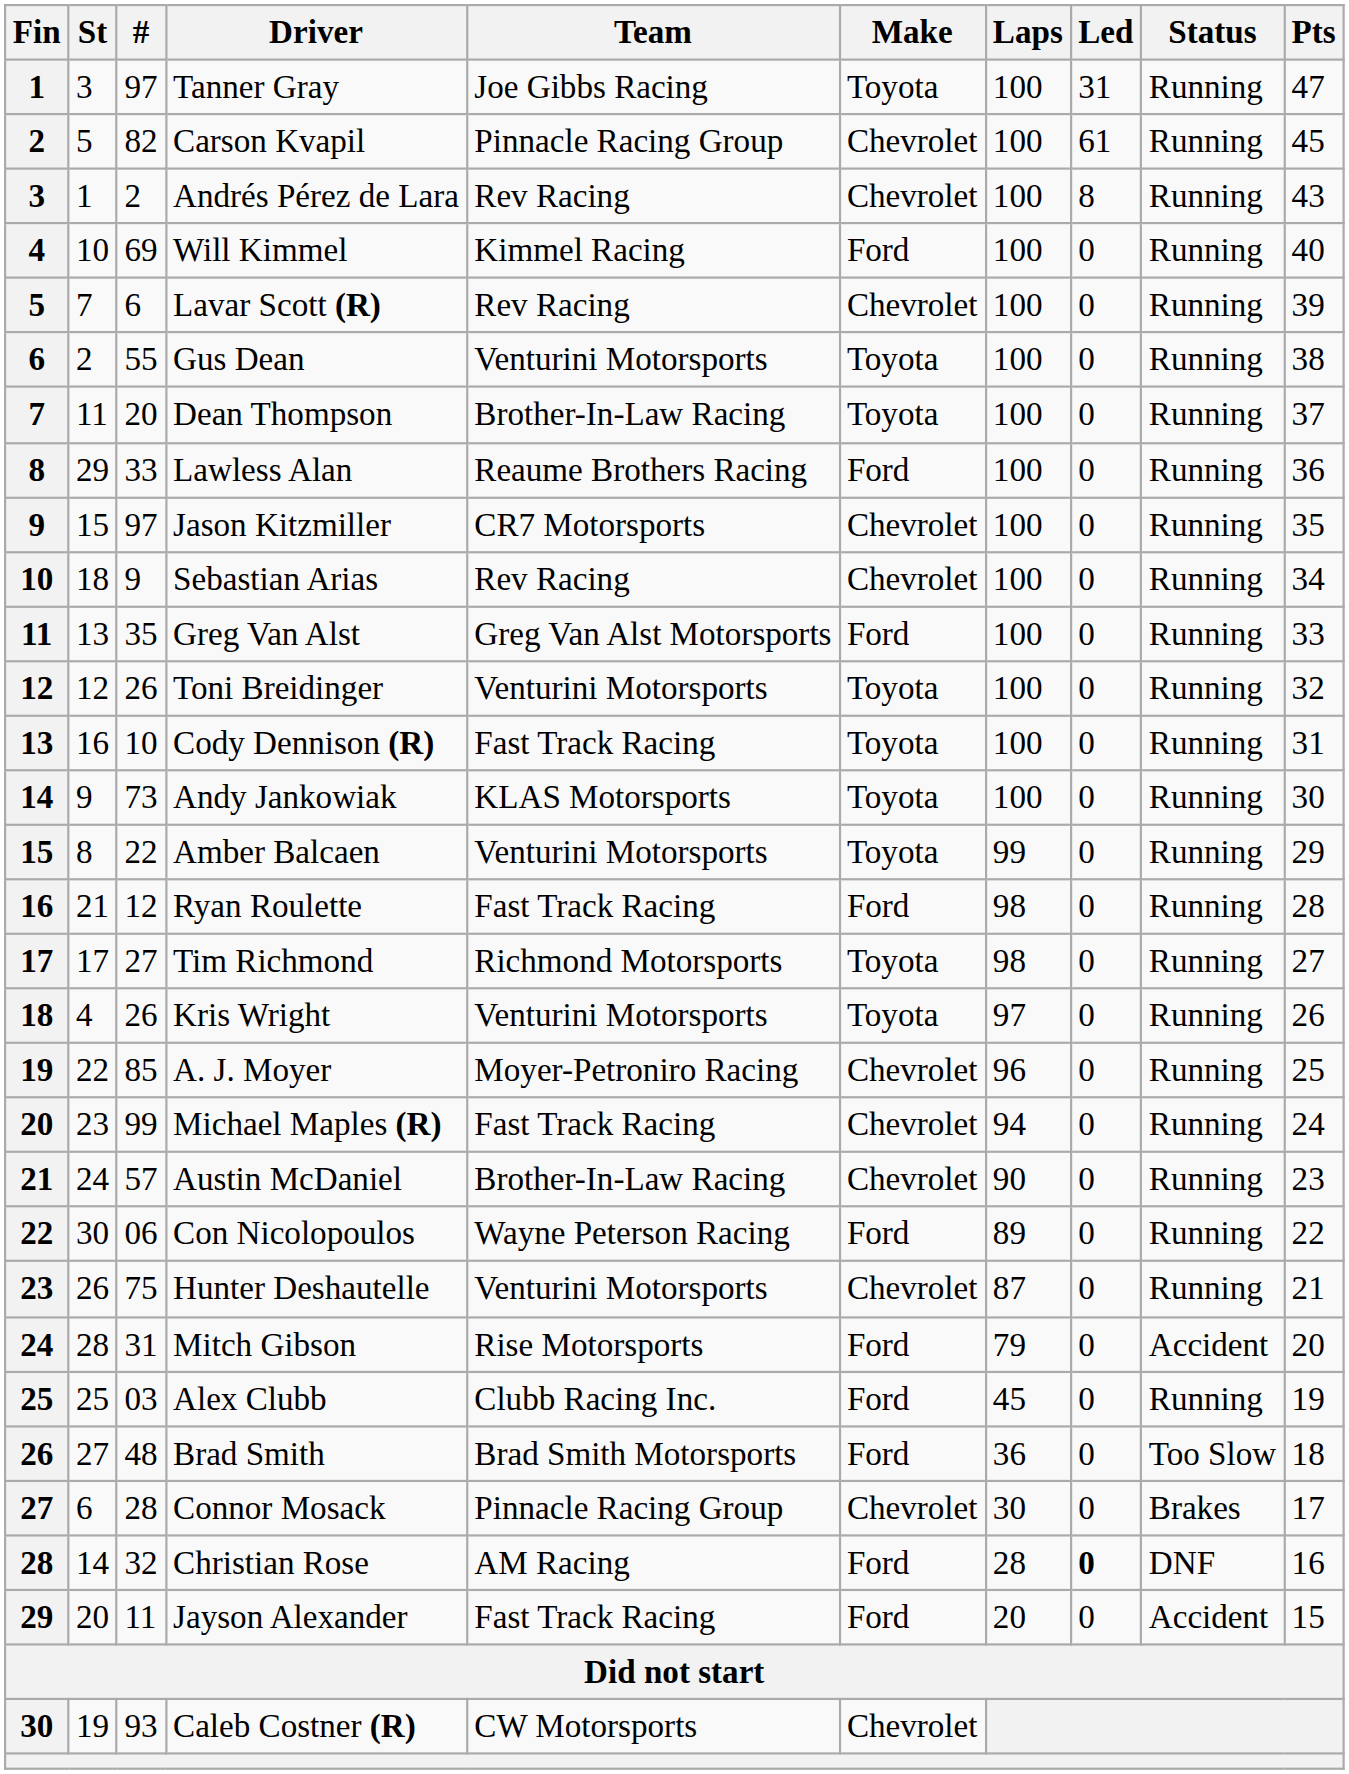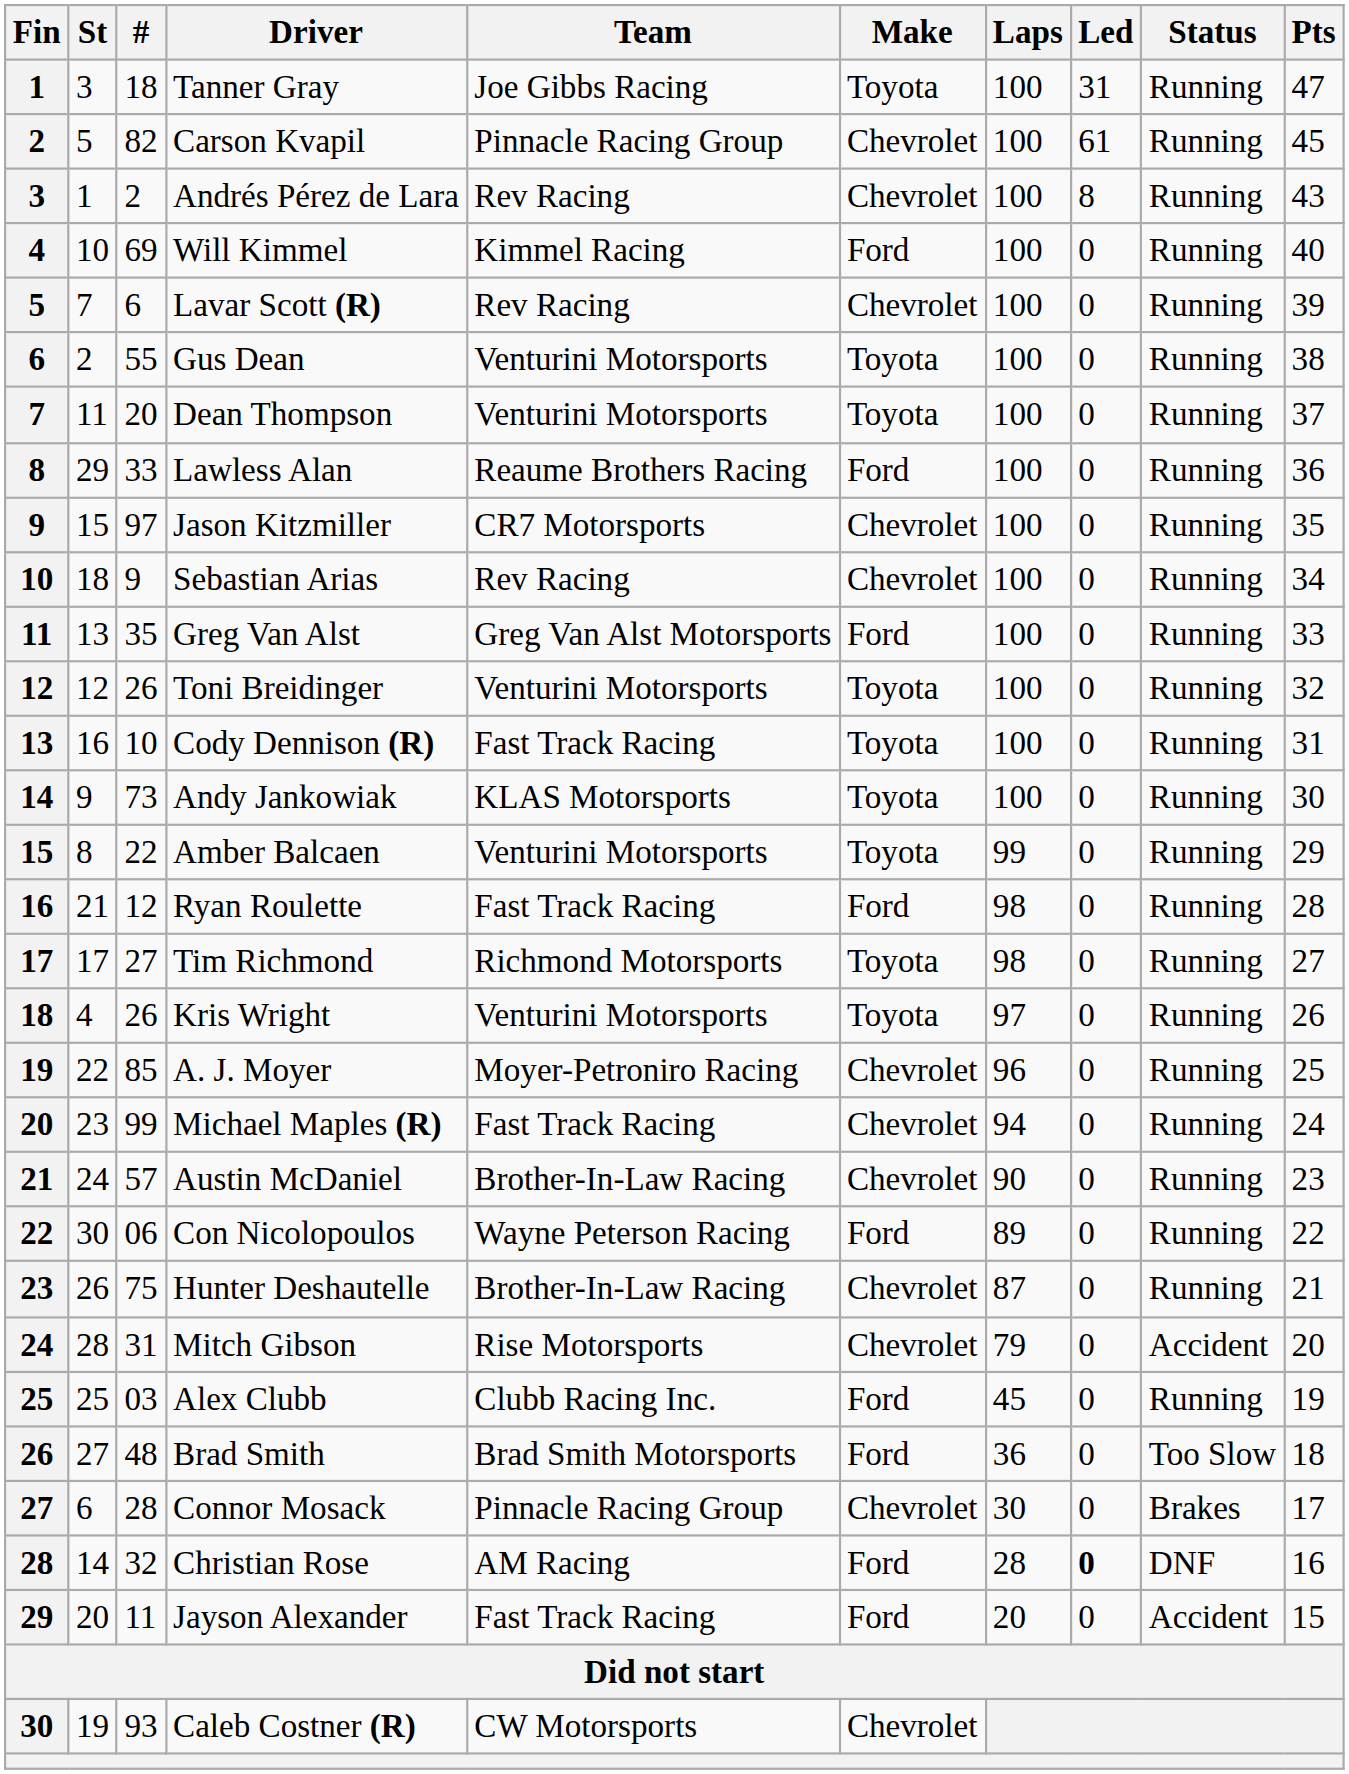(141, 86) 97 -> (141, 86) 18
(630, 414) Brother-In-Law Racing -> (621, 414) Venturini Motorsports
(621, 1288) Venturini Motorsports -> (630, 1288) Brother-In-Law Racing
(878, 1343) Ford -> (912, 1343) Chevrolet
